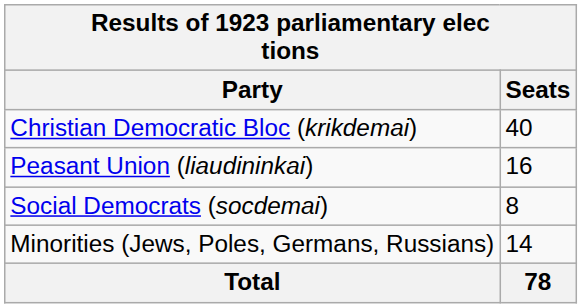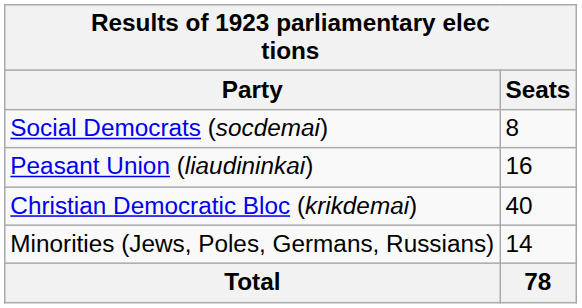rows swapped: (214, 128) <-> (169, 205)
